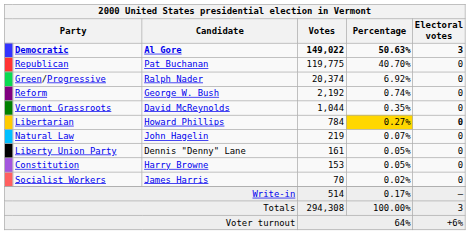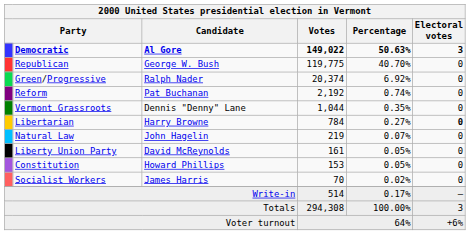(176, 65) Pat Buchanan -> (182, 65) George W. Bush
(182, 94) George W. Bush -> (176, 94) Pat Buchanan
(187, 108) David McReynolds -> (195, 108) Dennis "Denny" Lane
(184, 122) Howard Phillips -> (176, 122) Harry Browne
(397, 122) gold background -> (397, 122) no background
(195, 151) Dennis "Denny" Lane -> (187, 151) David McReynolds
(176, 166) Harry Browne -> (184, 166) Howard Phillips
